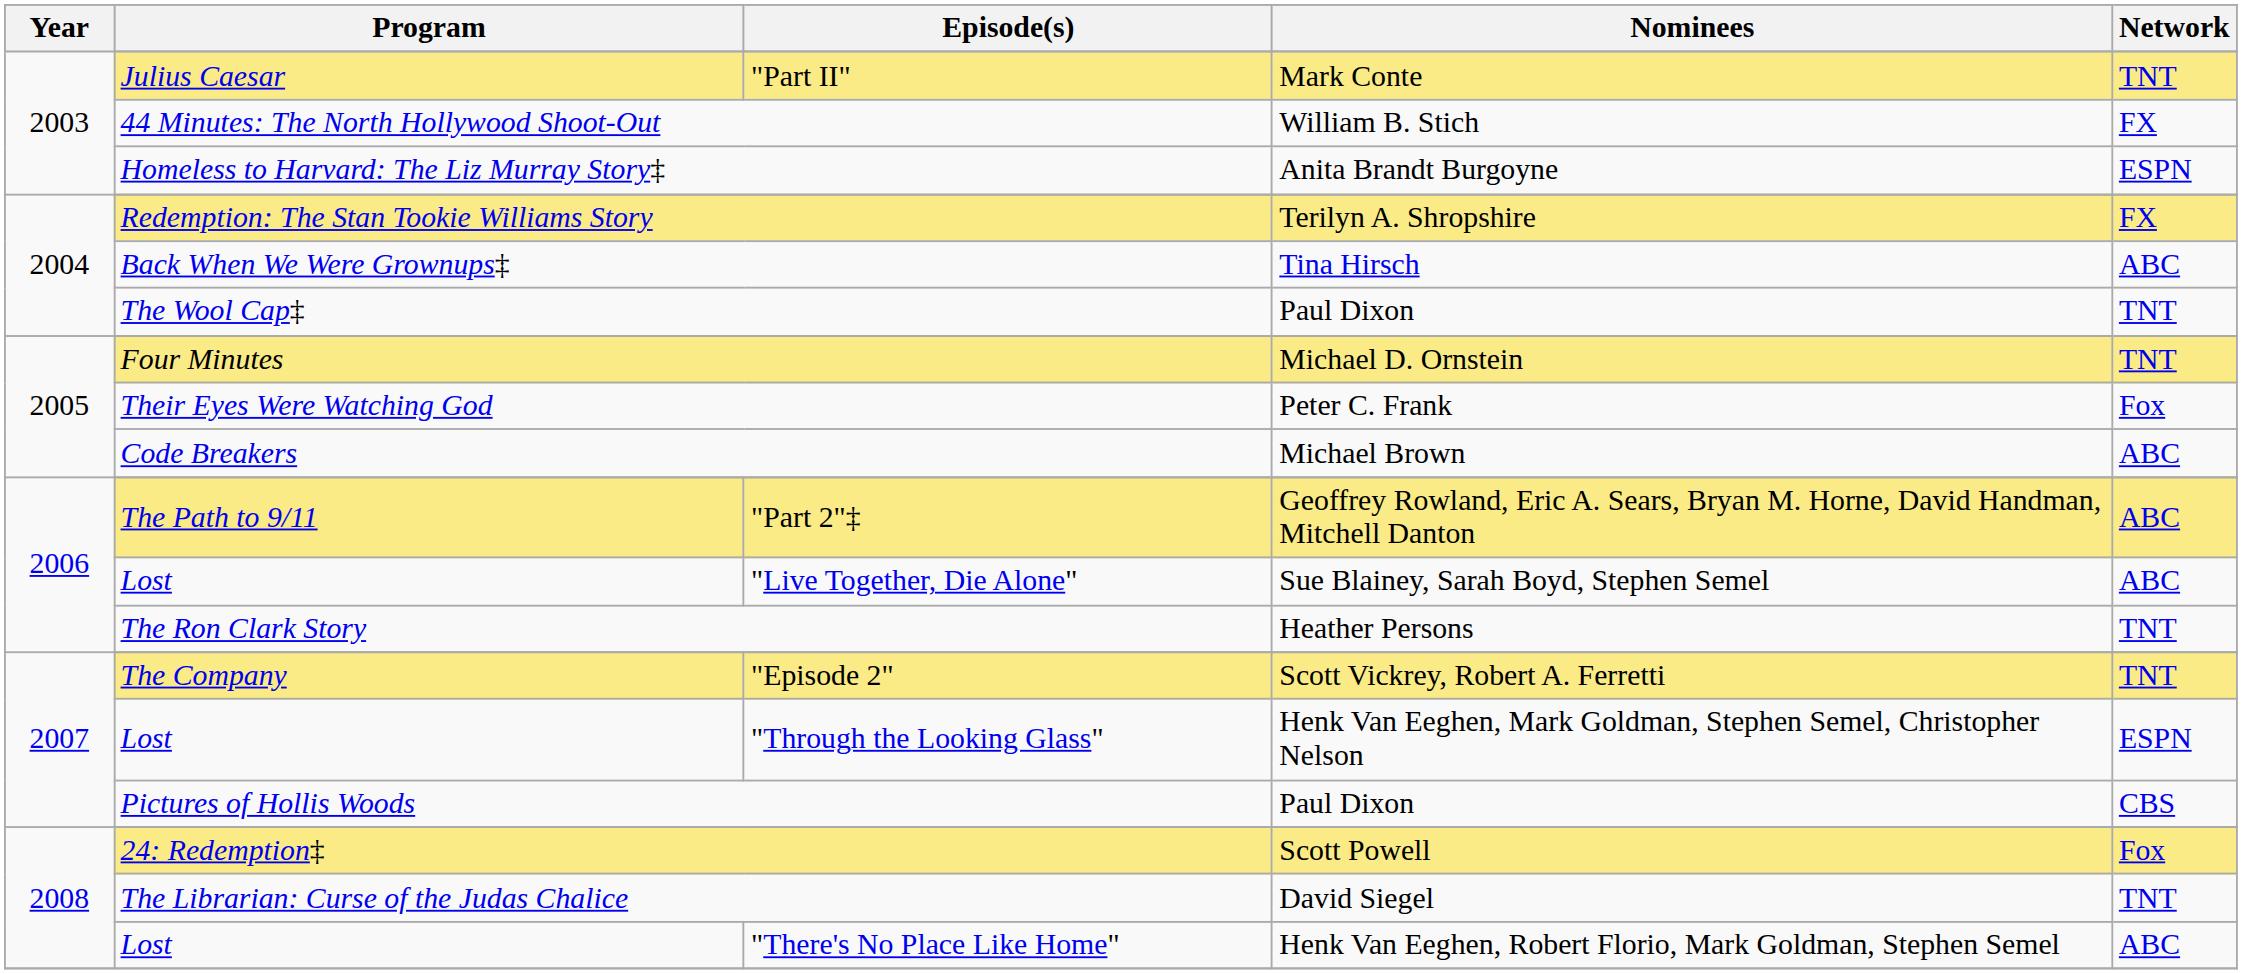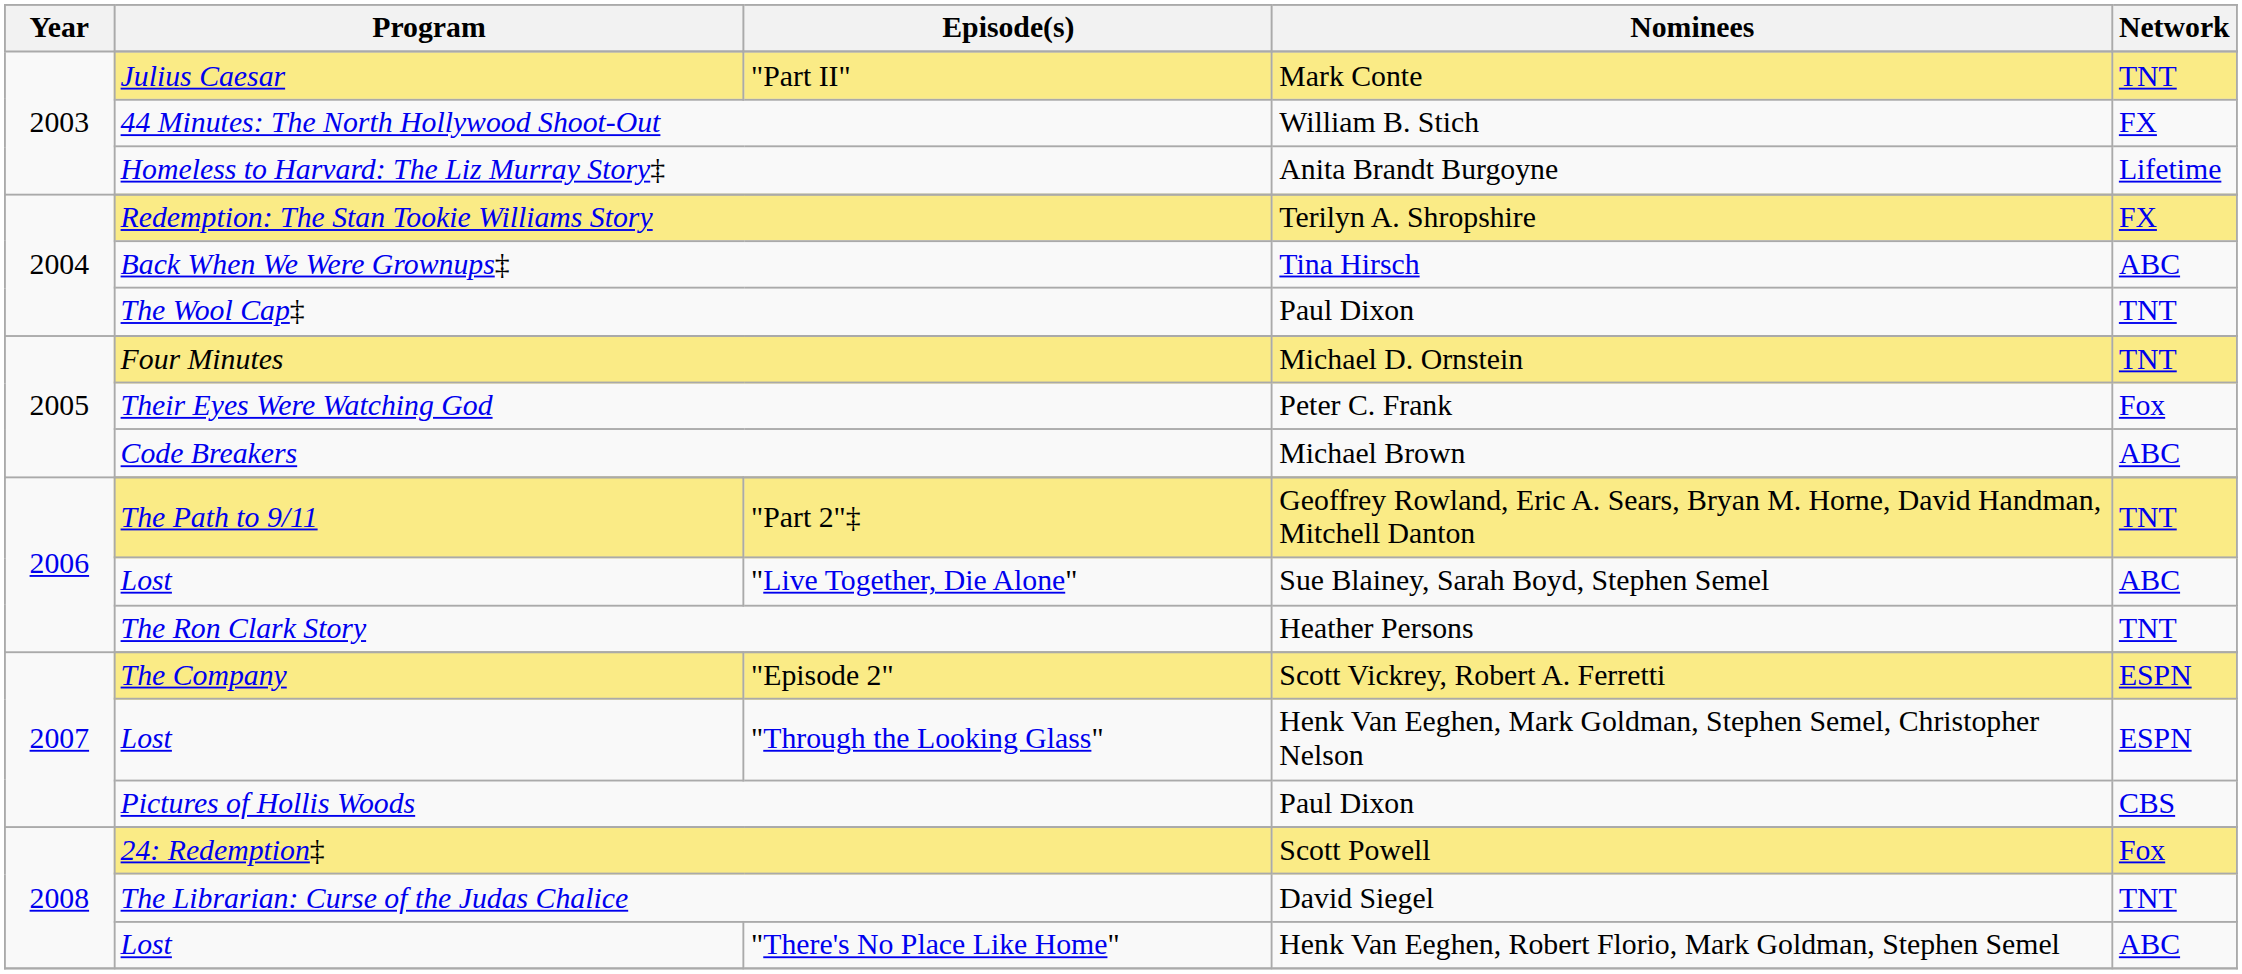(2155, 169) ESPN -> (2170, 169) Lifetime
(2149, 516) ABC -> (2148, 516) TNT
(2148, 675) TNT -> (2155, 675) ESPN
